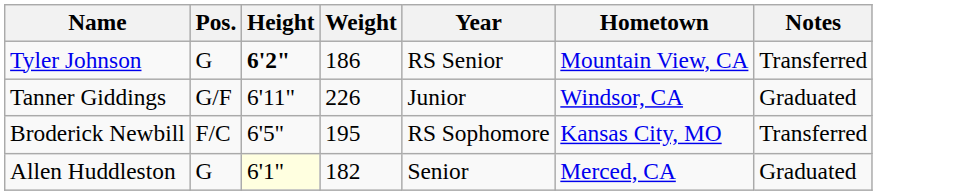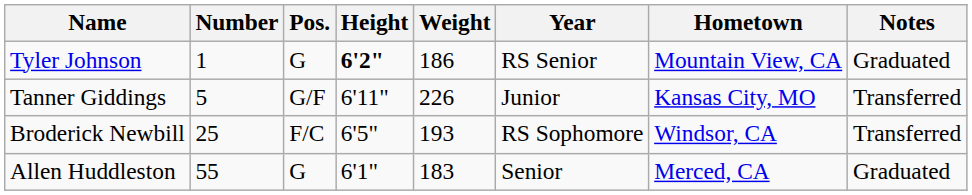+ column: (237, 23)
(813, 60) Transferred -> (902, 60) Graduated
(622, 97) Windsor, CA -> (735, 97) Kansas City, MO
(808, 97) Graduated -> (907, 97) Transferred
(343, 134) 195 -> (437, 134) 193
(641, 134) Kansas City, MO -> (716, 134) Windsor, CA
(266, 171) lightyellow background -> (359, 171) no background
(343, 171) 182 -> (437, 171) 183
